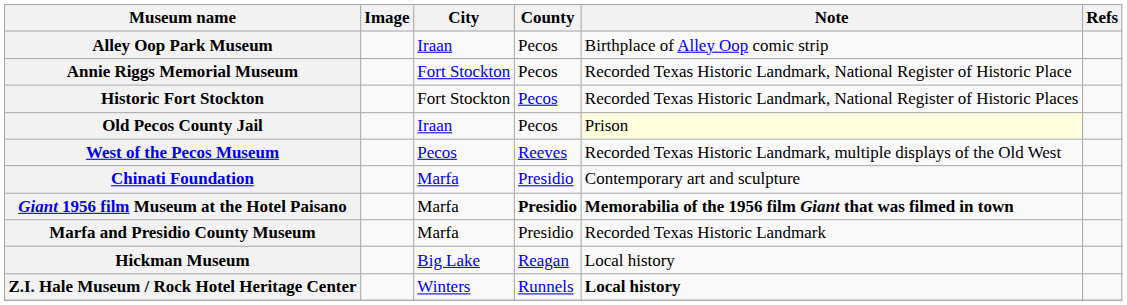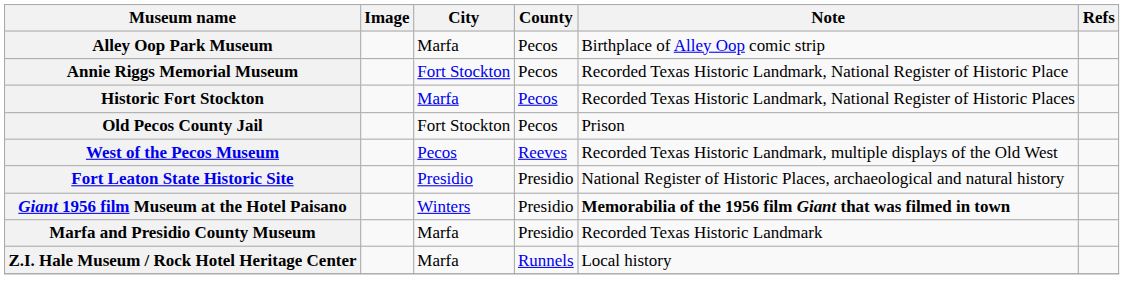(435, 44) Iraan -> (438, 44) Marfa
(464, 98) Fort Stockton -> (438, 98) Marfa
(435, 125) Iraan -> (464, 125) Fort Stockton
(607, 125) lightyellow background -> (603, 125) no background
- row: (182, 179)
+ row: (182, 179)
(438, 206) Marfa -> (444, 206) Winters
(548, 206) bold -> (546, 206) normal
- row: (182, 260)
(444, 286) Winters -> (438, 260) Marfa
(633, 286) bold -> (626, 260) normal
